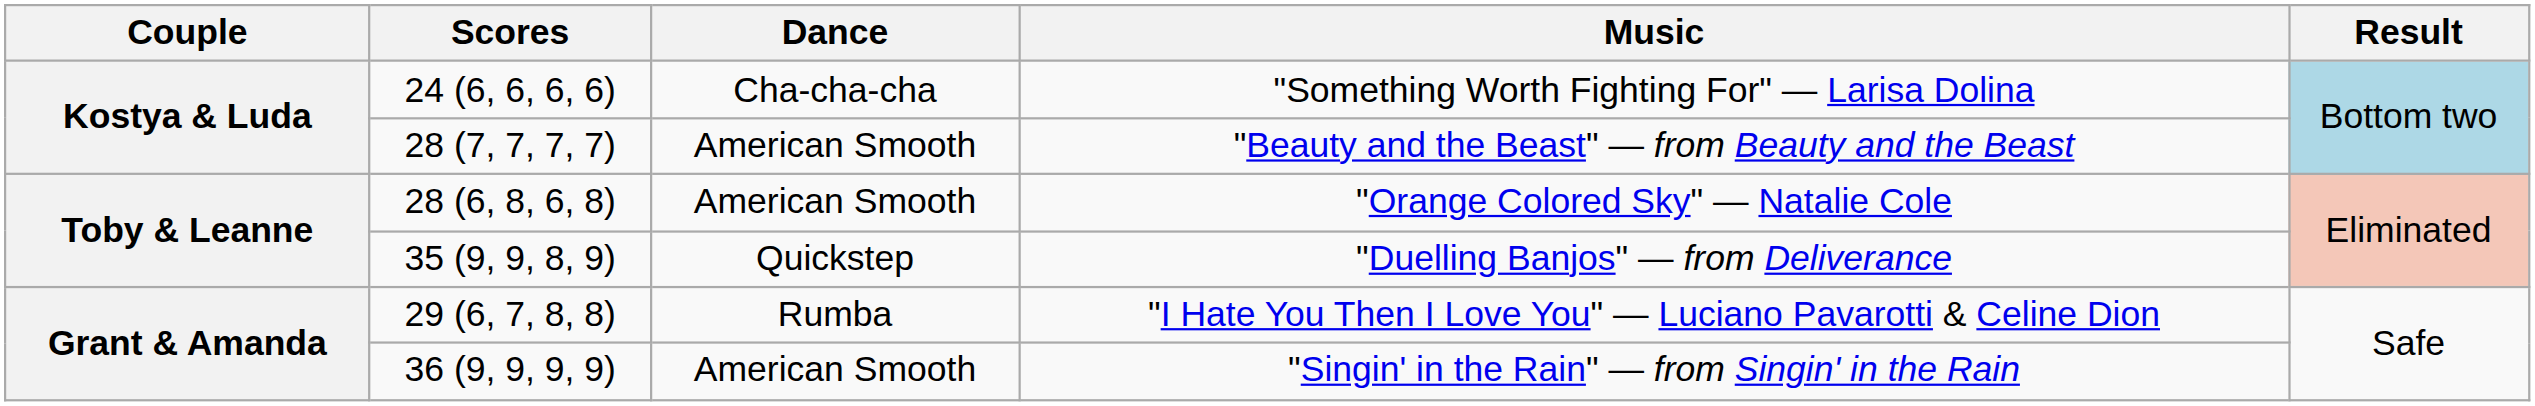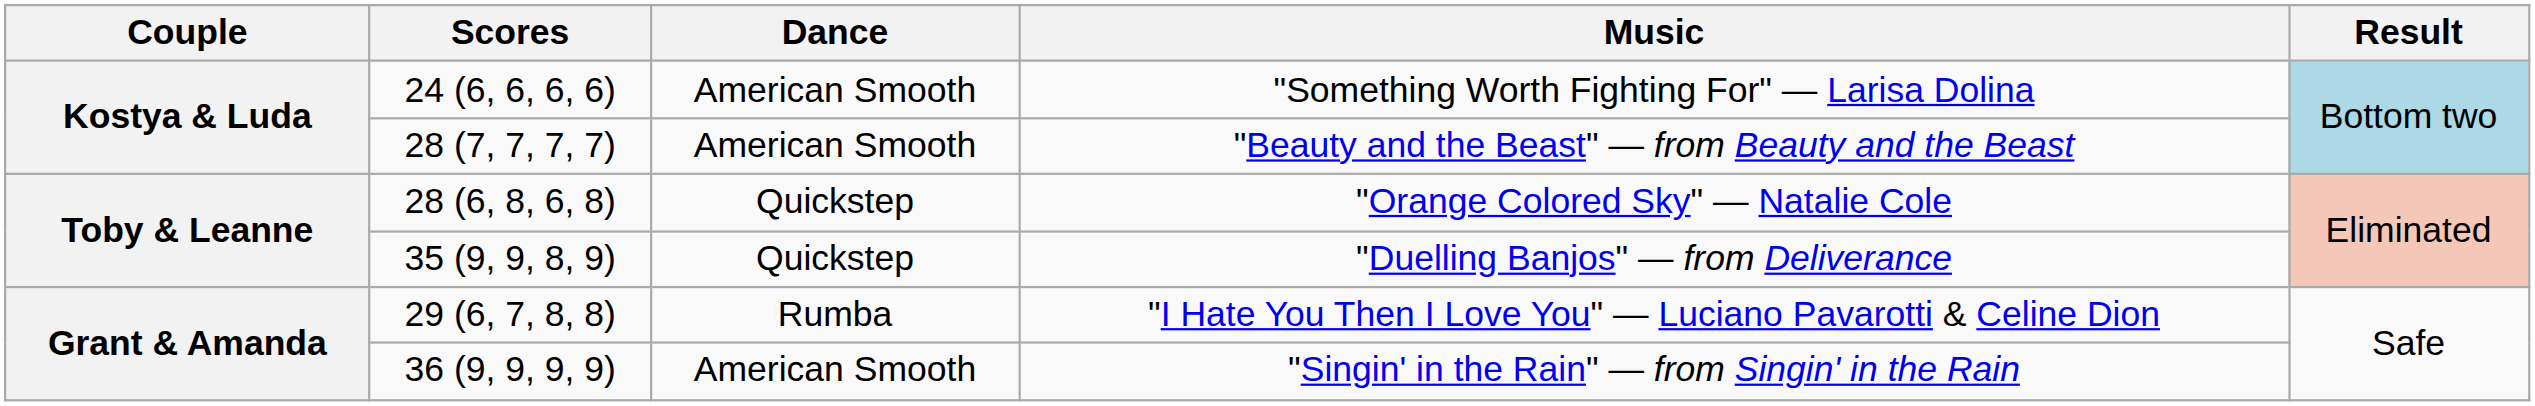(835, 88) Cha-cha-cha -> (835, 88) American Smooth
(835, 201) American Smooth -> (835, 201) Quickstep
